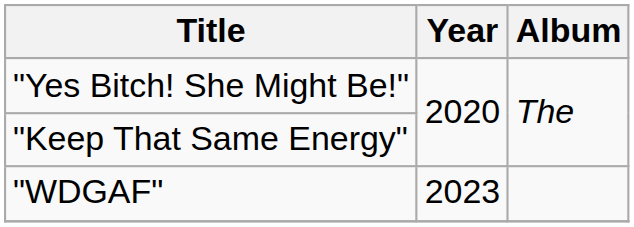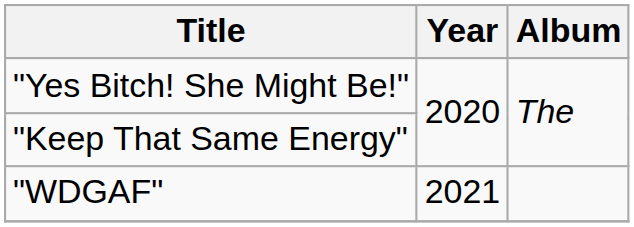(462, 192) 2023 -> (462, 192) 2021
